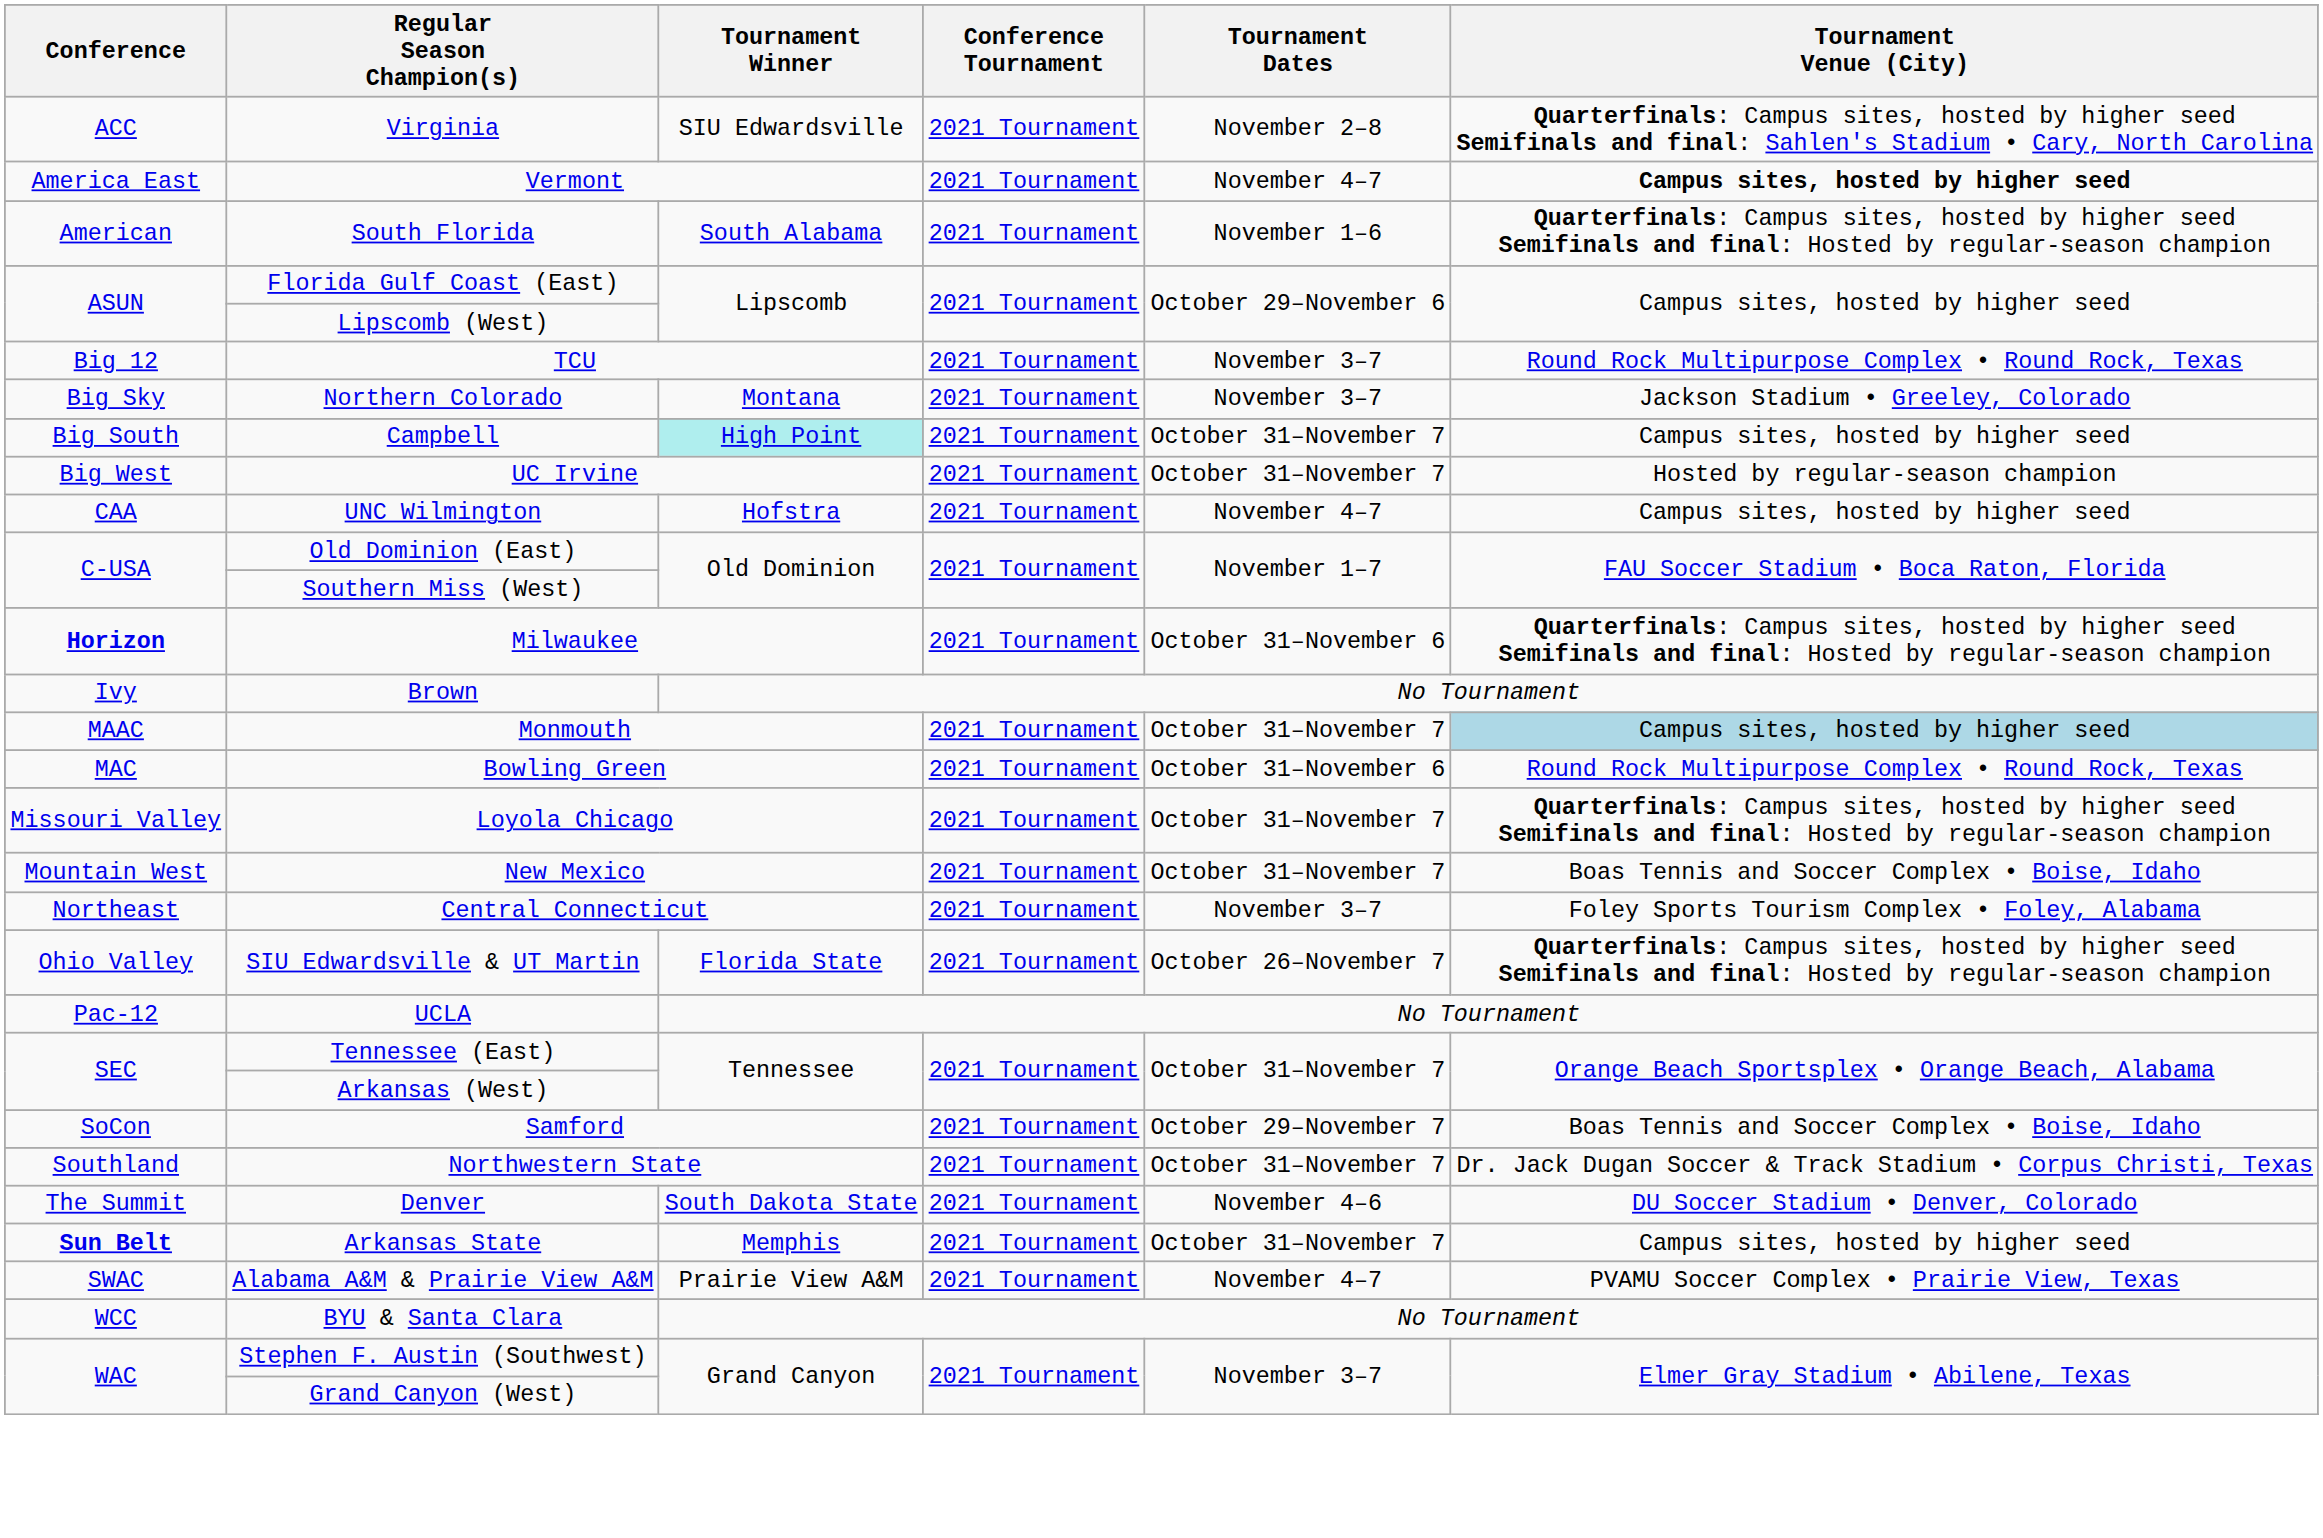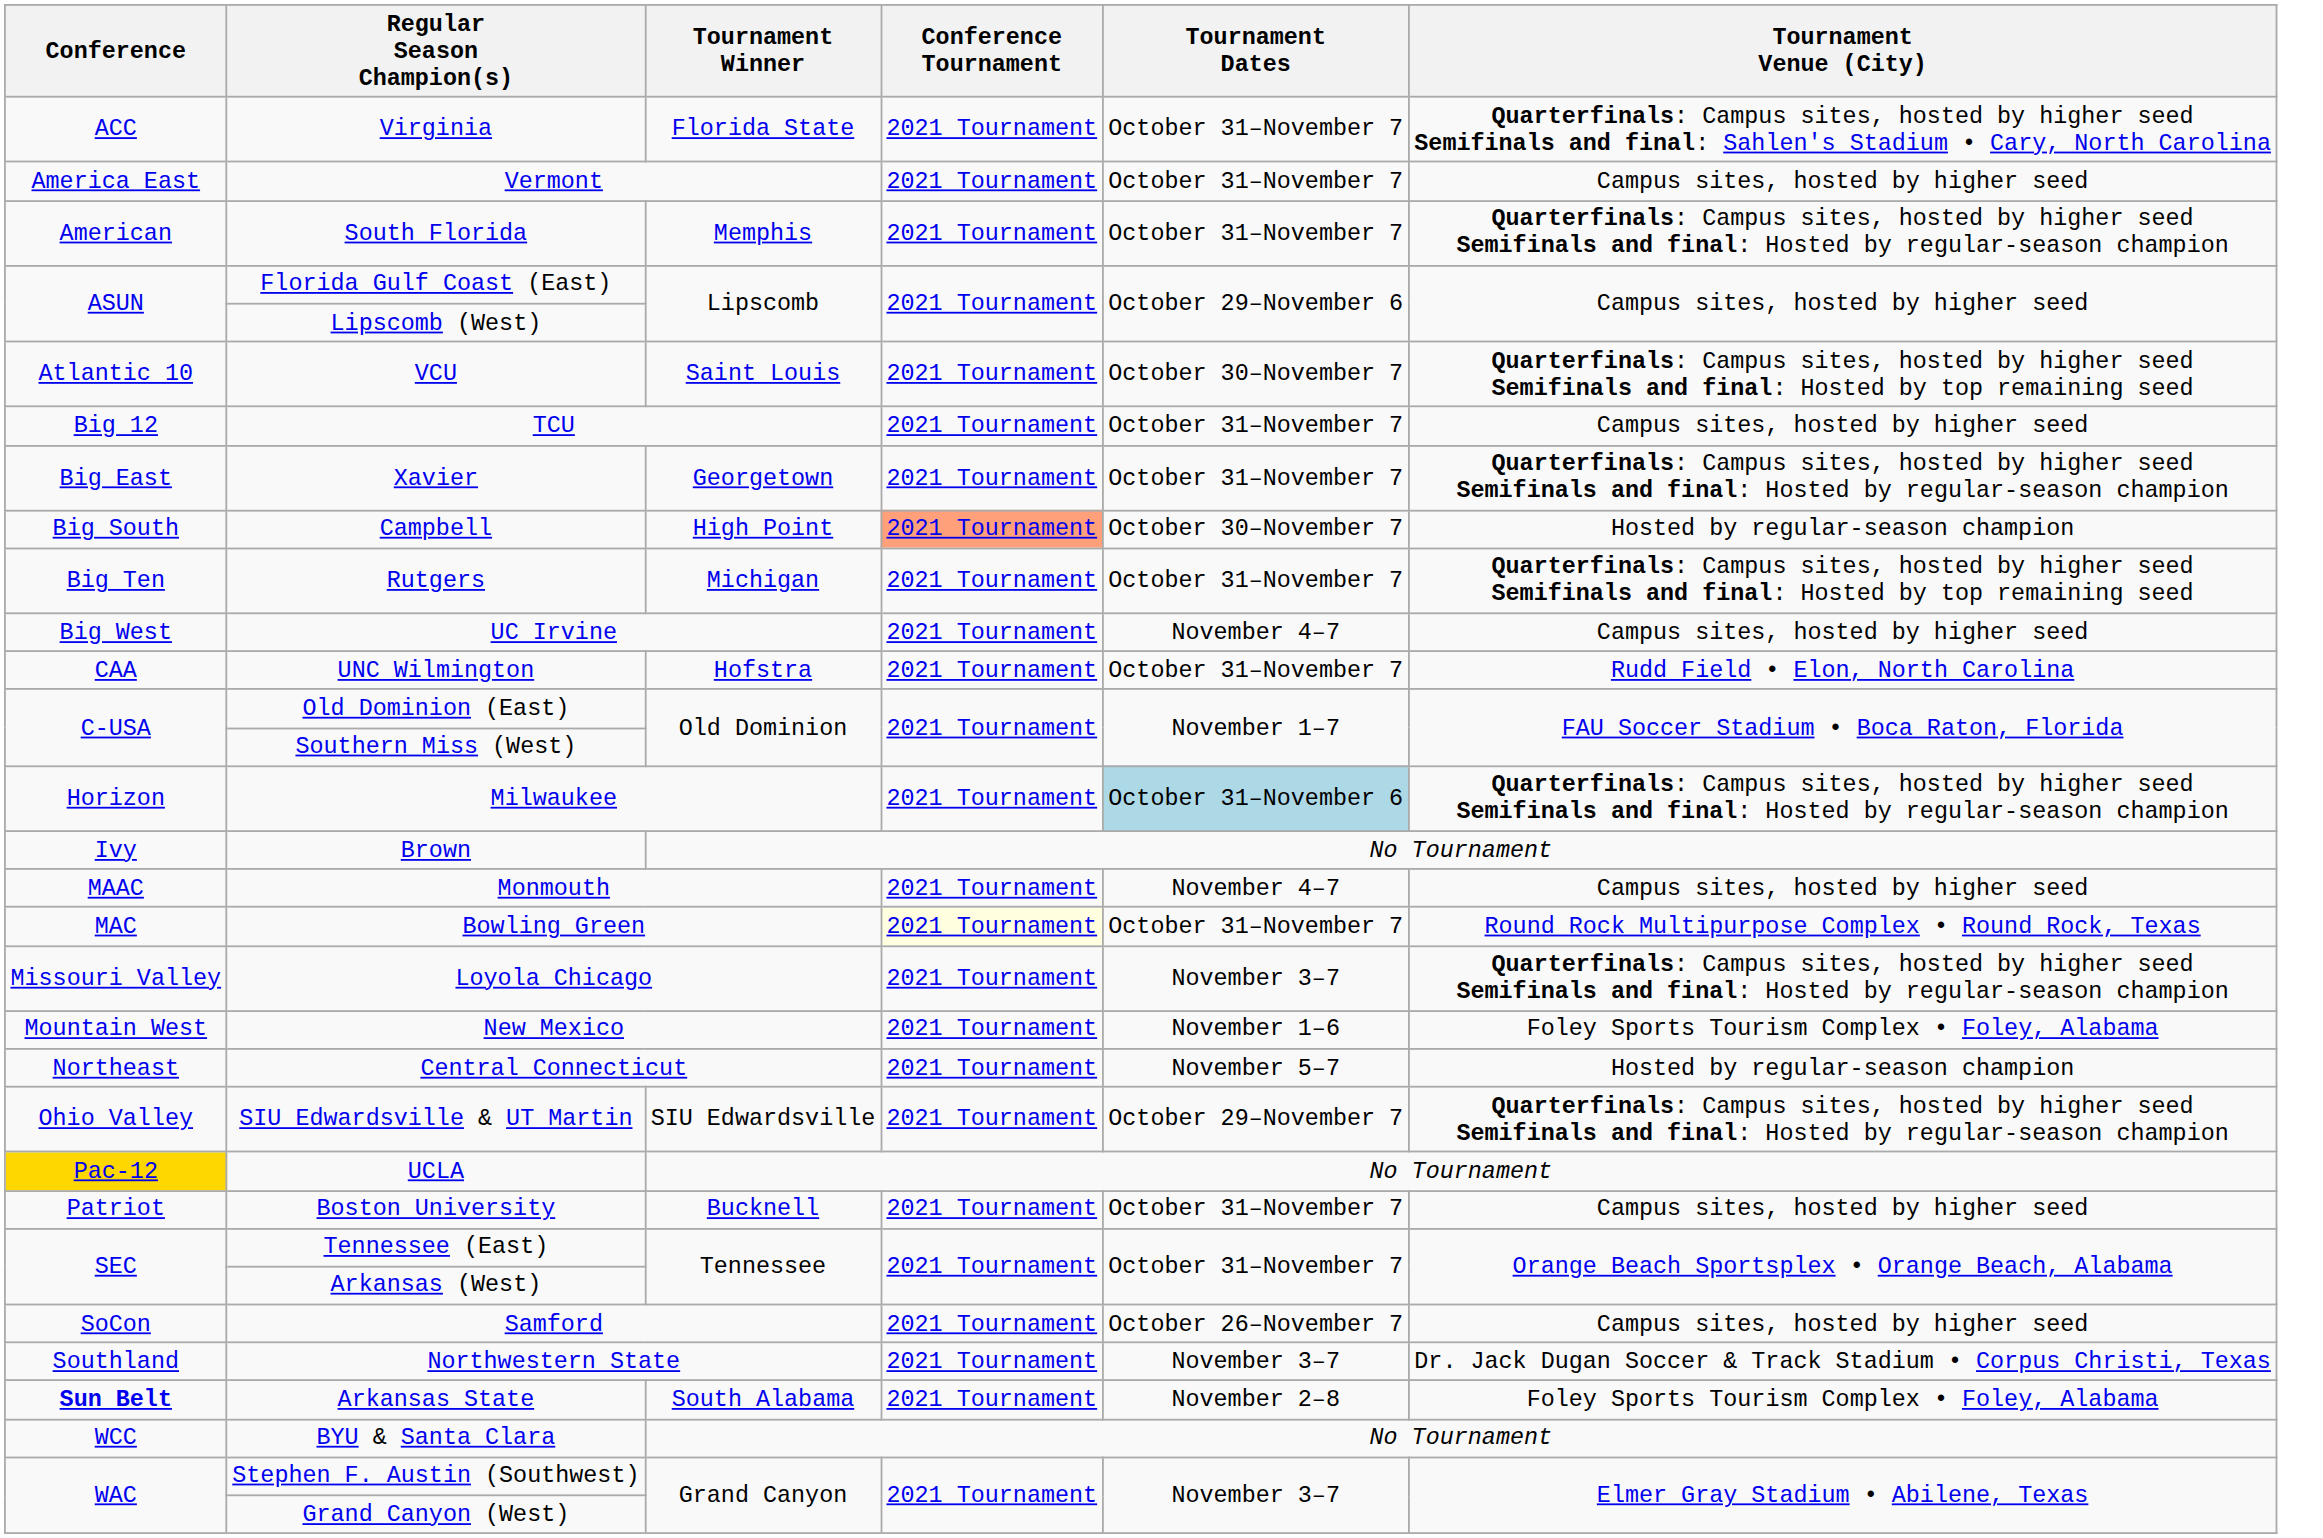(791, 130) SIU Edwardsville -> (763, 130) Florida State
(1298, 130) November 2–8 -> (1256, 130) October 31–November 7
(1298, 181) November 4–7 -> (1256, 181) October 31–November 7
(1885, 181) bold -> (1843, 181) normal
(791, 233) South Alabama -> (763, 233) Memphis
(1298, 233) November 1–6 -> (1256, 233) October 31–November 7
+ row: (436, 374)
(1298, 361) November 3–7 -> (1256, 426) October 31–November 7
(1885, 361) Round Rock Multipurpose Complex • Round Rock, Texas -> (1843, 426) Campus sites, hosted by higher seed
+ row: (436, 478)
- row: (443, 399)
(791, 437) paleturquoise background -> (763, 529) no background
(1034, 437) no background -> (992, 529) lightsalmon background
(1298, 437) October 31–November 7 -> (1256, 529) October 30–November 7
(1885, 437) Campus sites, hosted by higher seed -> (1843, 529) Hosted by regular-season champion
+ row: (436, 581)
(1298, 475) October 31–November 7 -> (1256, 632) November 4–7
(1885, 475) Hosted by regular-season champion -> (1843, 632) Campus sites, hosted by higher seed
(1298, 513) November 4–7 -> (1256, 671) October 31–November 7
(1885, 513) Campus sites, hosted by higher seed -> (1843, 671) Rudd Field • Elon, North Carolina
(116, 641) bold -> (116, 799) normal
(1298, 641) no background -> (1256, 799) lightblue background
(1298, 731) October 31–November 7 -> (1256, 888) November 4–7
(1885, 731) lightblue background -> (1843, 888) no background
(1034, 769) no background -> (992, 926) lightyellow background
(1298, 769) October 31–November 6 -> (1256, 926) October 31–November 7
(1298, 821) October 31–November 7 -> (1256, 978) November 3–7
(1298, 872) October 31–November 7 -> (1256, 1030) November 1–6
(1885, 872) Boas Tennis and Soccer Complex • Boise, Idaho -> (1843, 1030) Foley Sports Tourism Complex • Foley, Alabama
(1298, 911) November 3–7 -> (1256, 1068) November 5–7
(1885, 911) Foley Sports Tourism Complex • Foley, Alabama -> (1843, 1068) Hosted by regular-season champion
(791, 962) Florida State -> (763, 1119) SIU Edwardsville
(1298, 962) October 26–November 7 -> (1256, 1119) October 29–November 7
(116, 1014) no background -> (116, 1171) gold background
+ row: (436, 1209)
(1298, 1128) October 29–November 7 -> (1256, 1324) October 26–November 7
(1885, 1128) Boas Tennis and Soccer Complex • Boise, Idaho -> (1843, 1324) Campus sites, hosted by higher seed
(1298, 1166) October 31–November 7 -> (1256, 1362) November 3–7
- row: (443, 1205)
(791, 1243) Memphis -> (763, 1400) South Alabama
(1298, 1243) October 31–November 7 -> (1256, 1400) November 2–8
(1885, 1243) Campus sites, hosted by higher seed -> (1843, 1400) Foley Sports Tourism Complex • Foley, Alabama
- row: (443, 1281)
